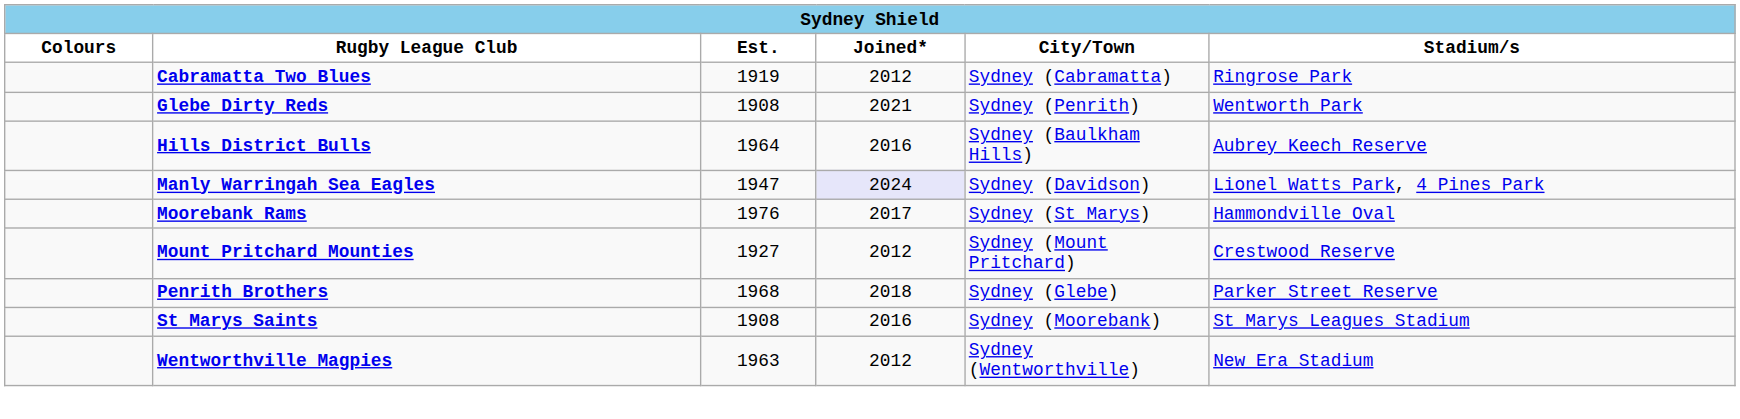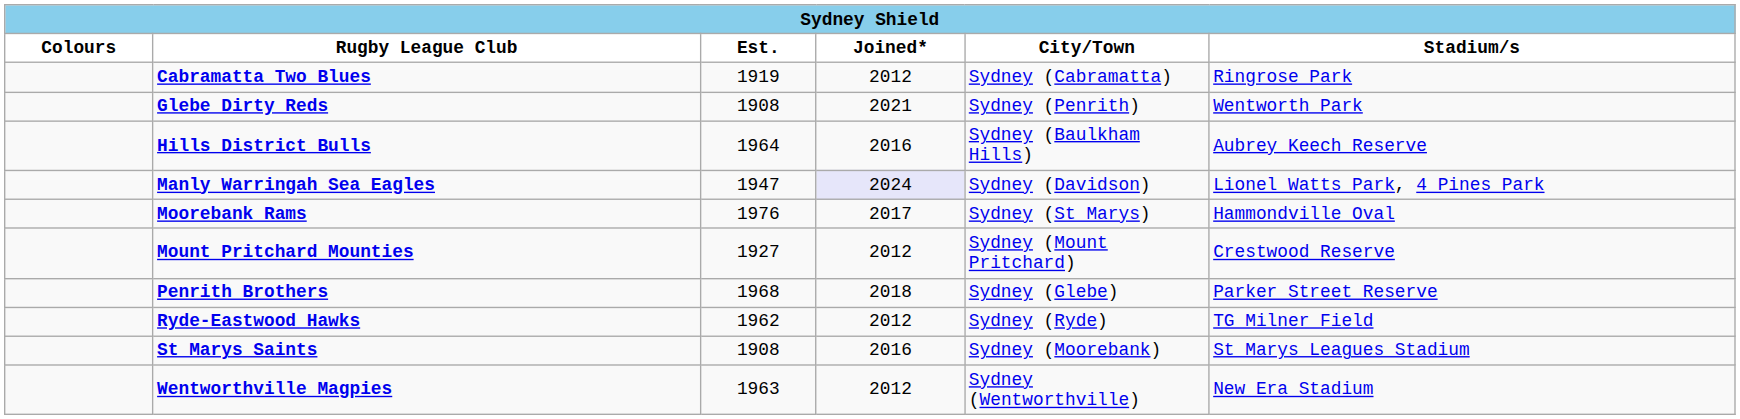+ row: (259, 322)
